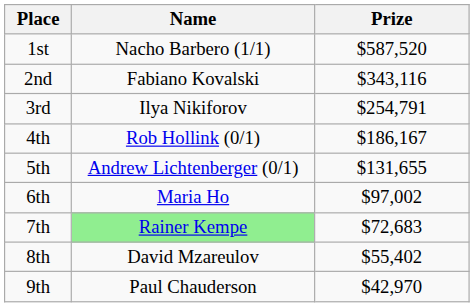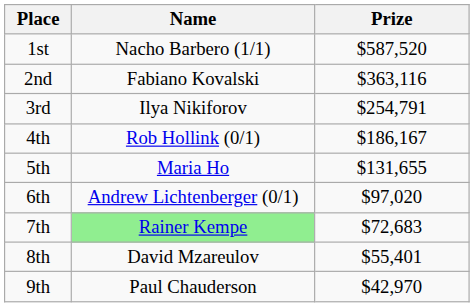(392, 78) $343,116 -> (392, 78) $363,116
(193, 167) Andrew Lichtenberger (0/1) -> (193, 167) Maria Ho
(193, 197) Maria Ho -> (193, 197) Andrew Lichtenberger (0/1)
(392, 197) $97,002 -> (392, 197) $97,020
(392, 256) $55,402 -> (392, 256) $55,401
